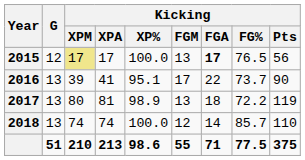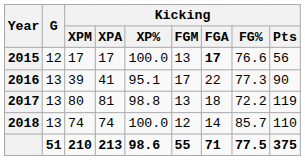(76, 59) khaki background -> (76, 59) no background
(251, 59) 76.5 -> (251, 59) 76.6
(251, 80) 73.7 -> (251, 80) 77.3
(144, 102) 98.9 -> (144, 102) 98.8
